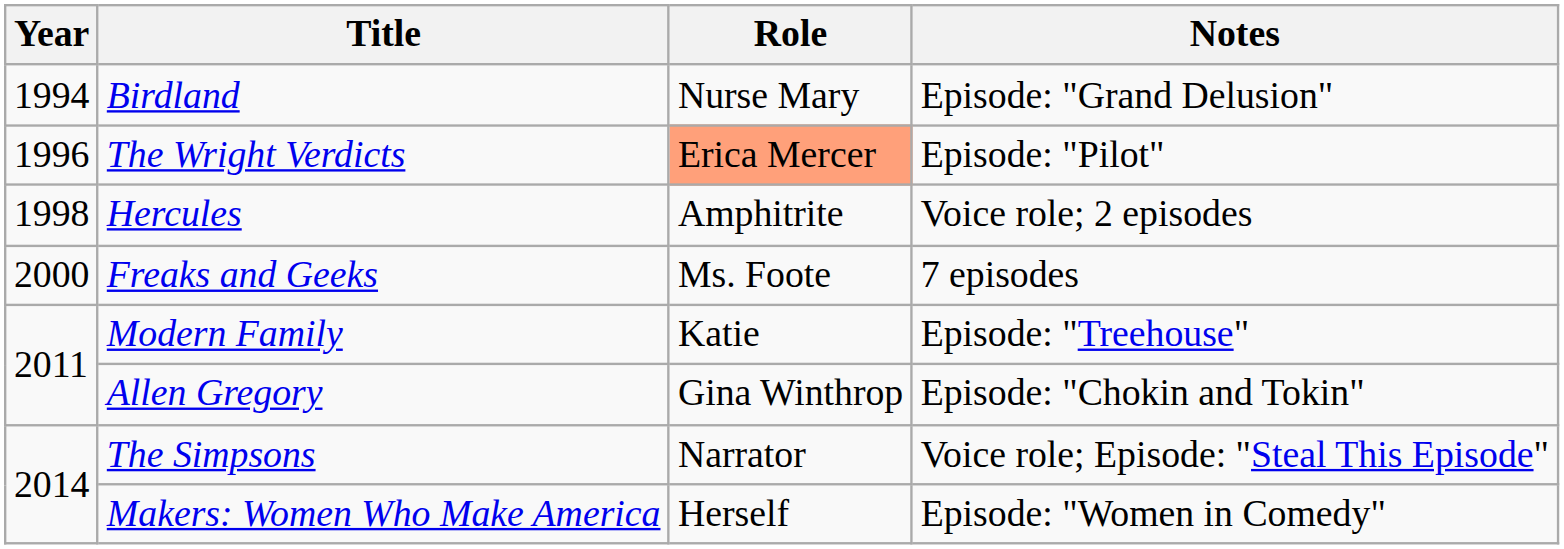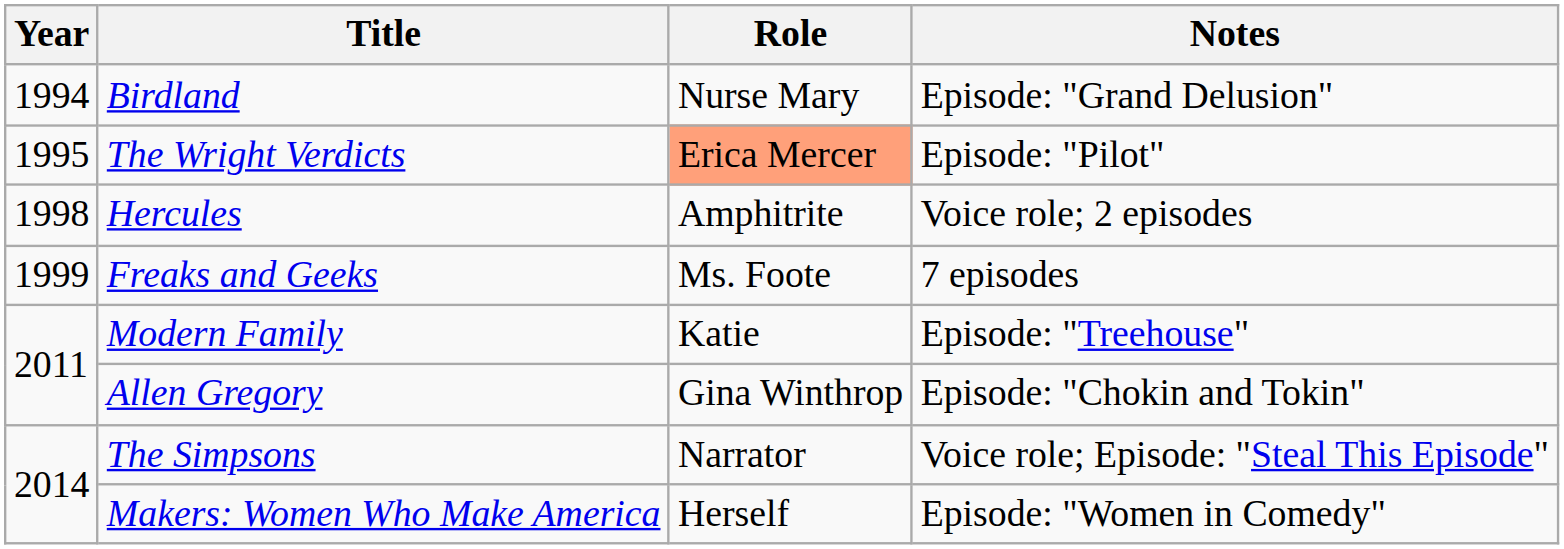(52, 154) 1996 -> (52, 154) 1995
(52, 273) 2000 -> (52, 273) 1999
